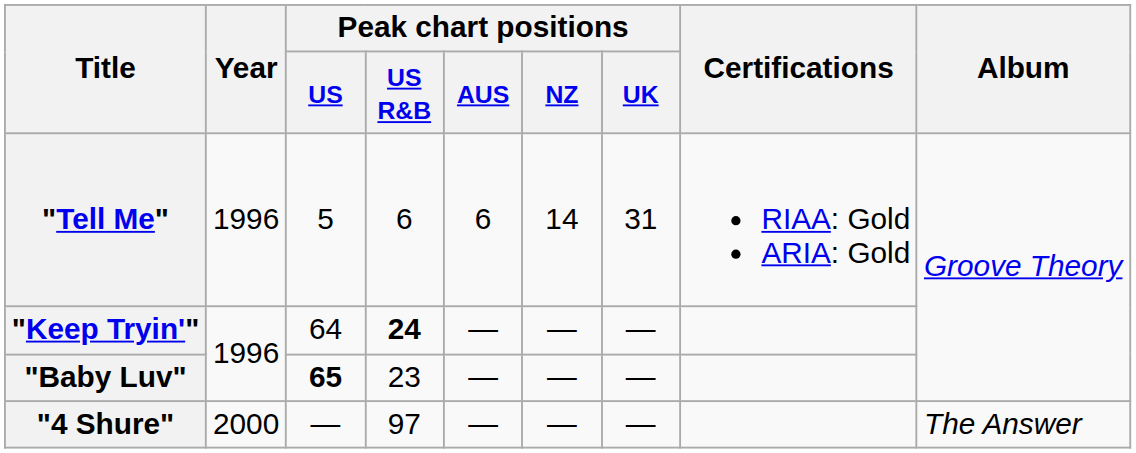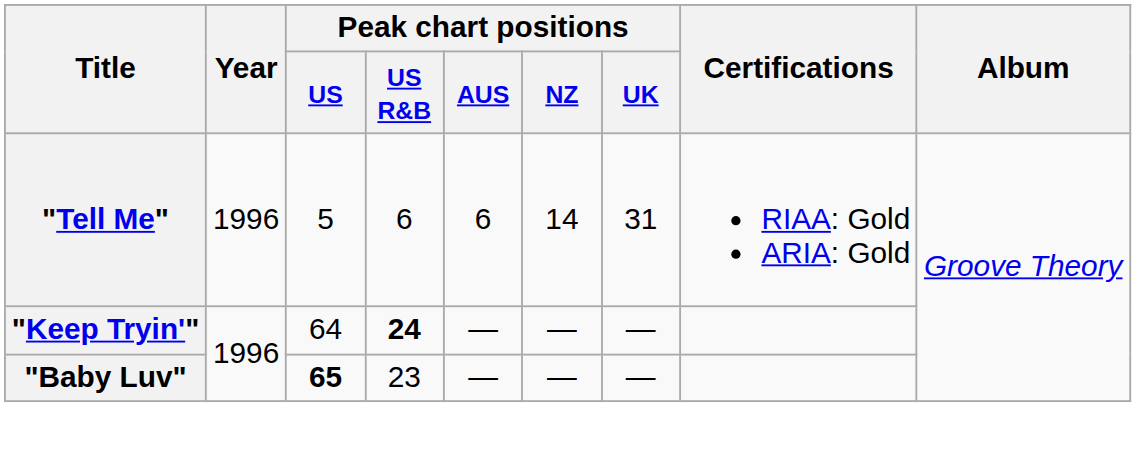- row: (106, 424)
